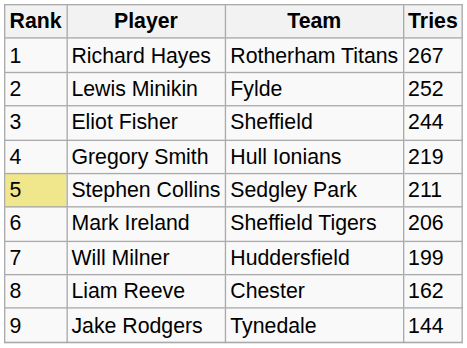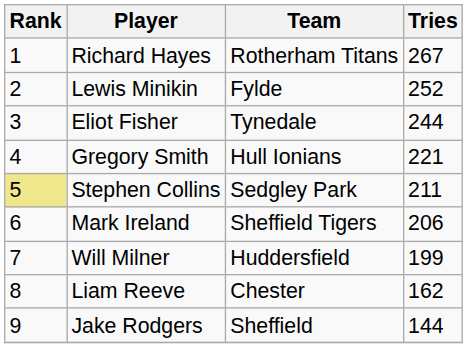(272, 122) Sheffield -> (273, 122) Tynedale
(426, 156) 219 -> (426, 156) 221
(273, 325) Tynedale -> (272, 325) Sheffield
